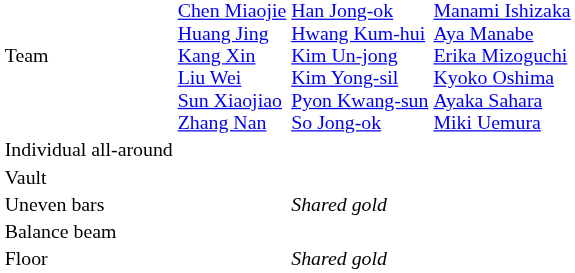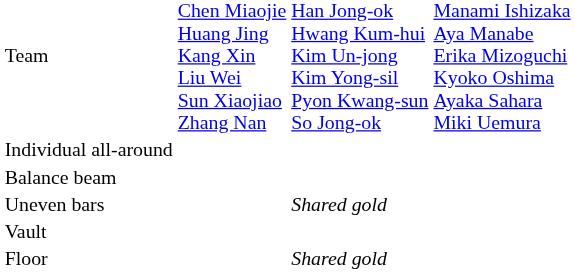rows swapped: (26, 177) <-> (61, 231)
